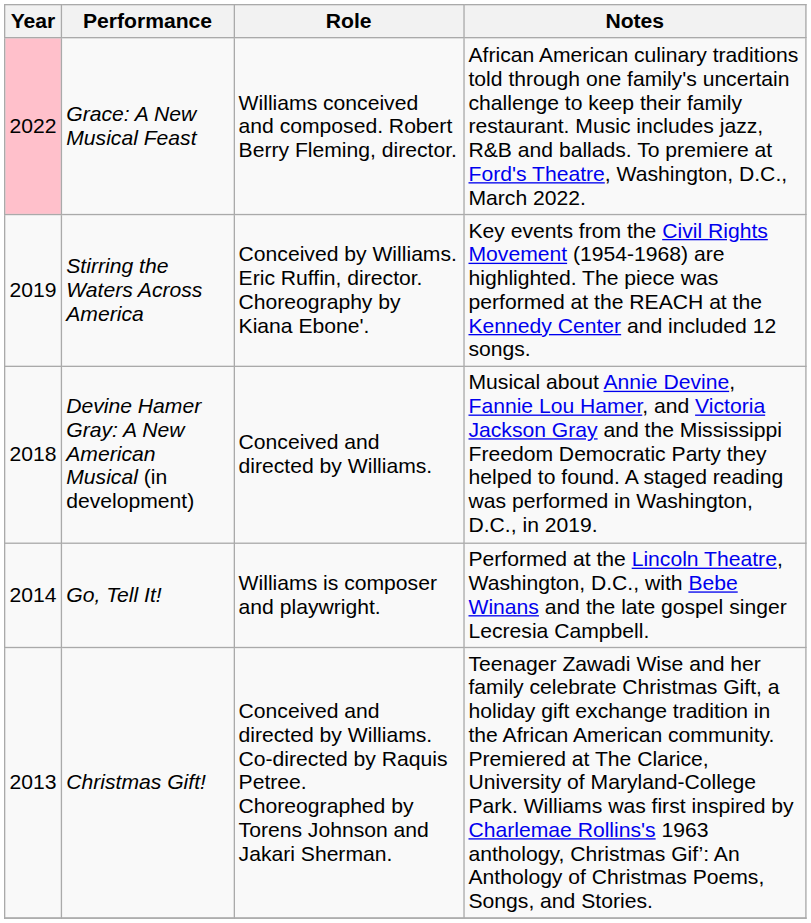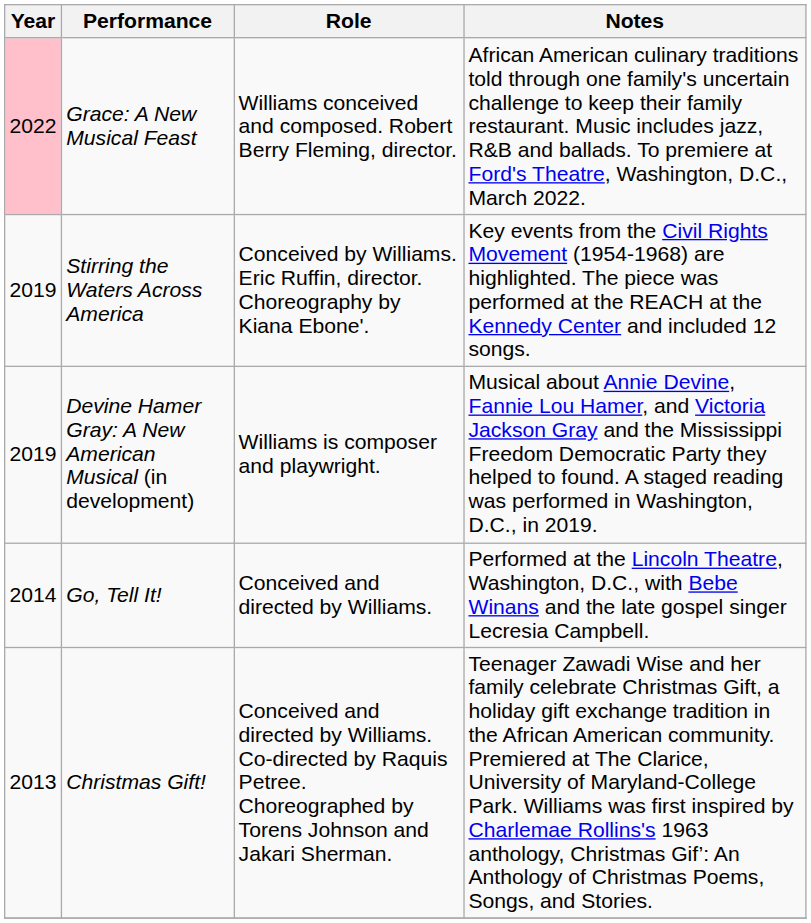(33, 454) 2018 -> (33, 454) 2019
(335, 454) Conceived and directed by Williams. -> (338, 454) Williams is composer and playwright.
(338, 594) Williams is composer and playwright. -> (335, 594) Conceived and directed by Williams.
